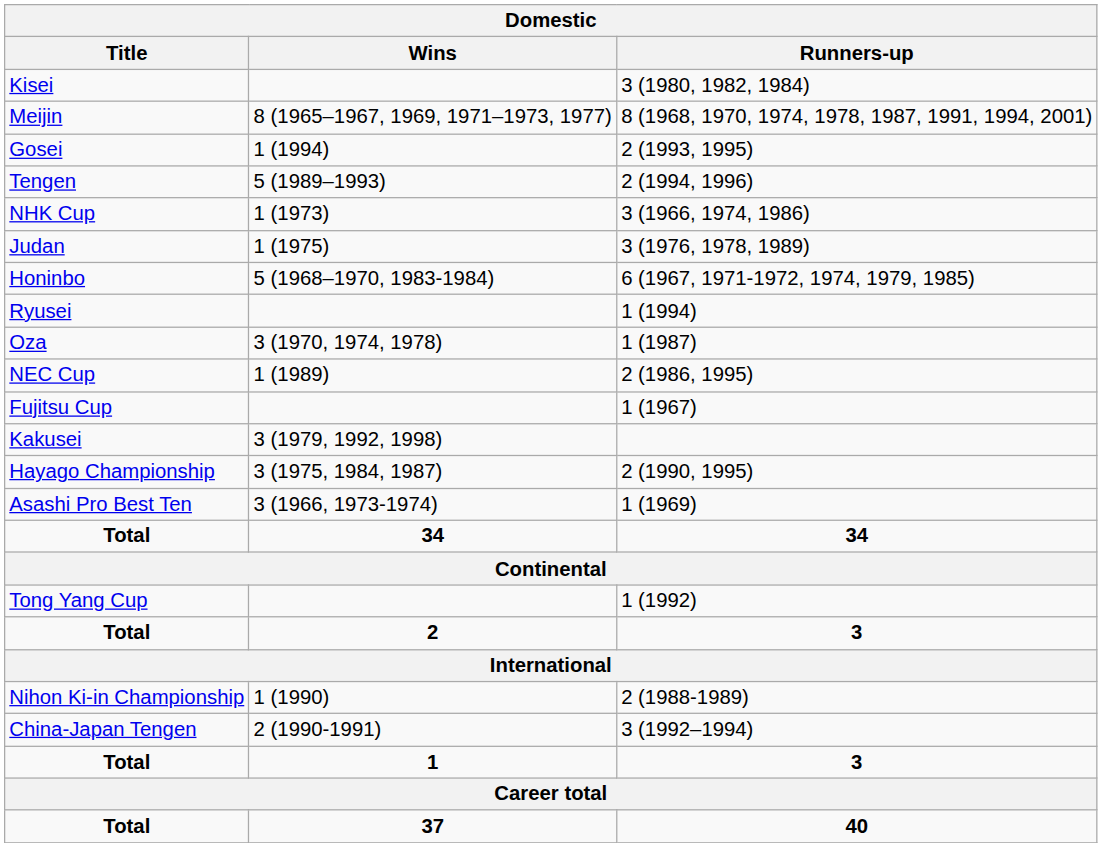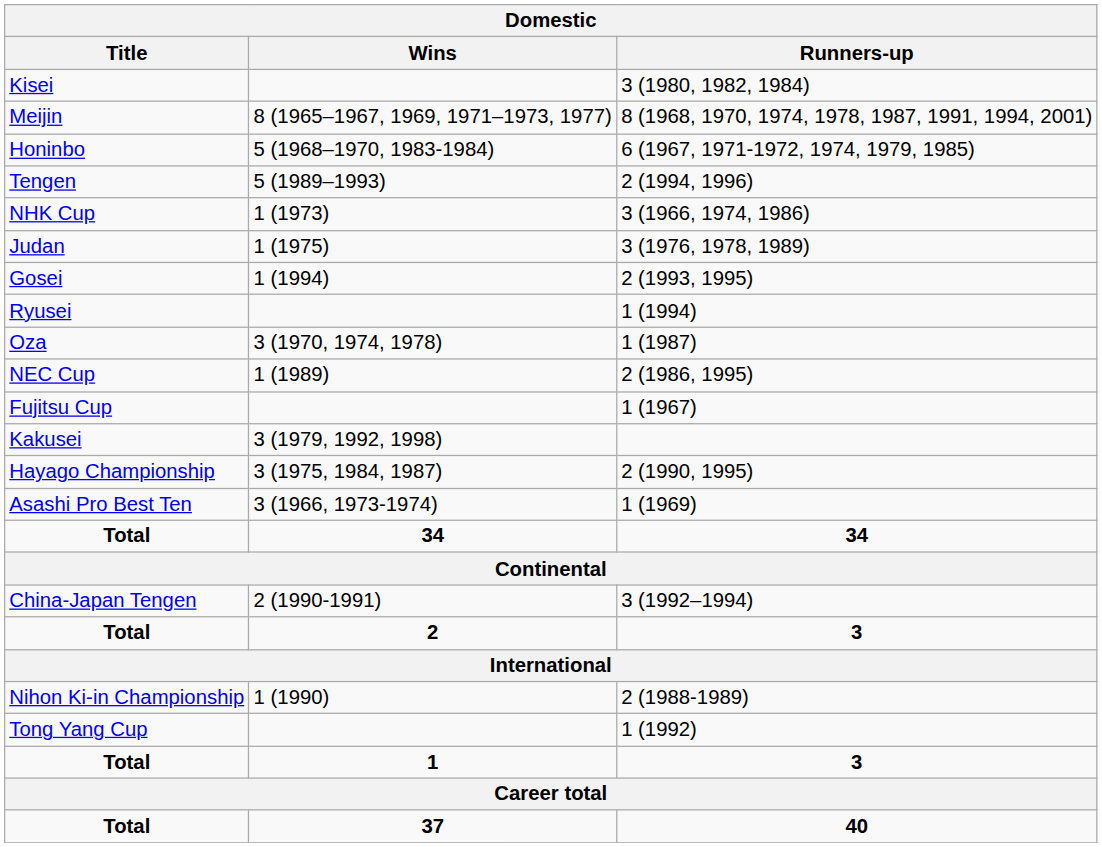rows swapped: (374, 278) <-> (291, 149)
rows swapped: (317, 729) <-> (433, 601)
